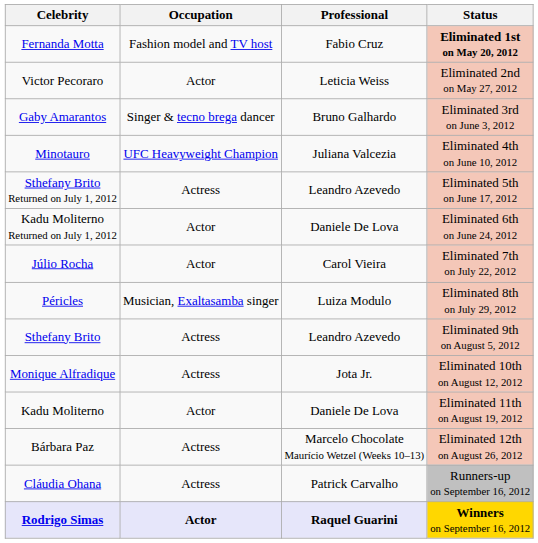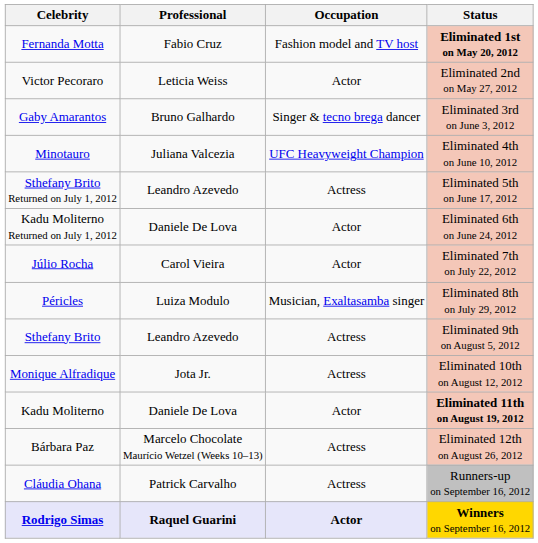columns swapped: (201, 15) <-> (354, 15)
(480, 410) normal -> (480, 410) bold
